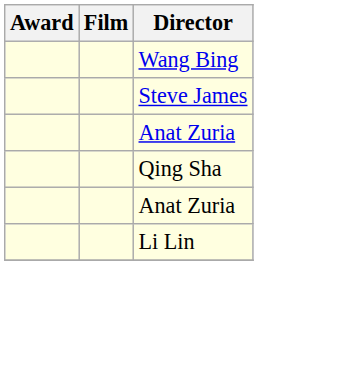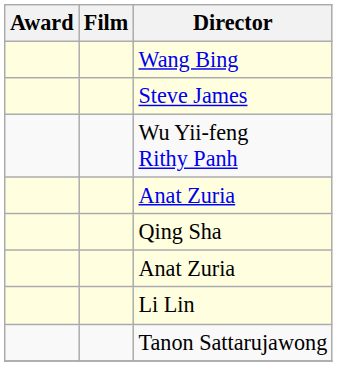+ row: (42, 146)
+ row: (42, 342)
